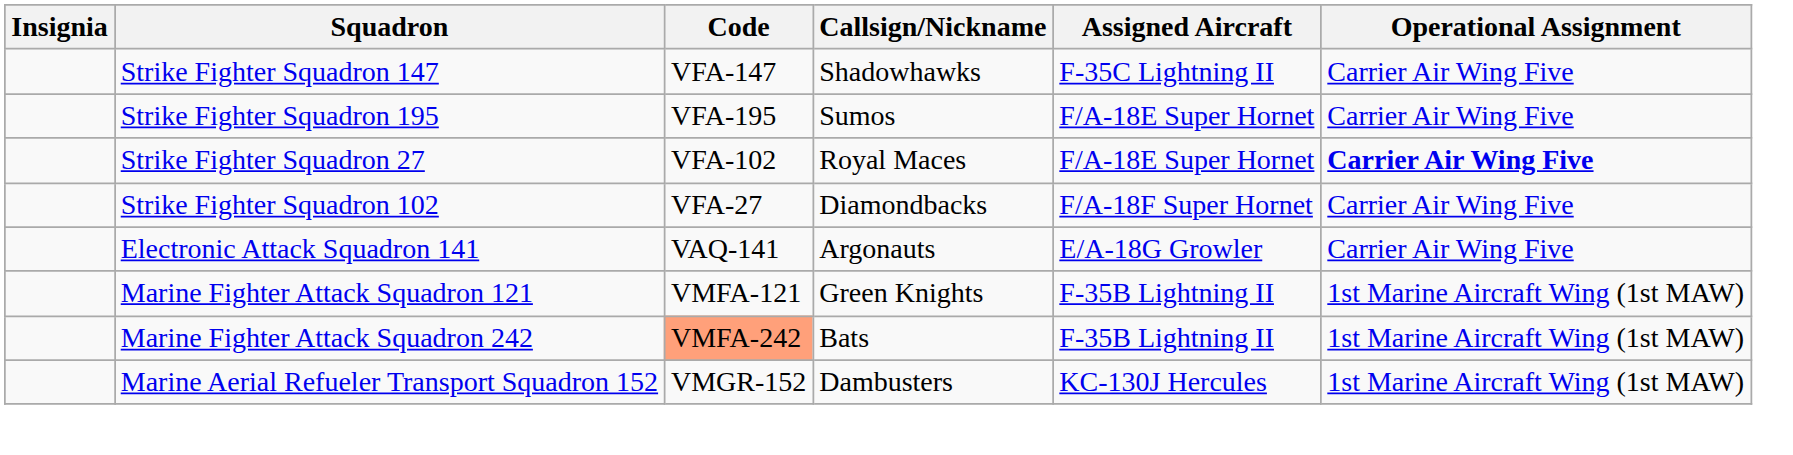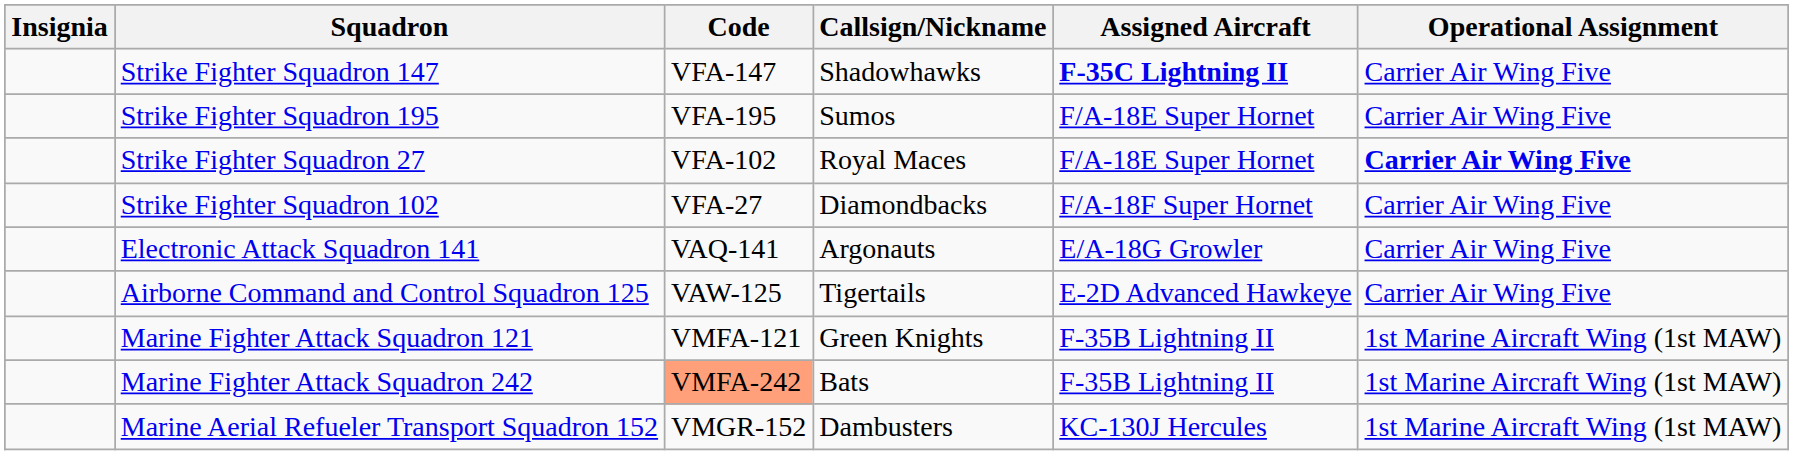(1167, 71) normal -> (1174, 71) bold
+ row: (385, 293)
